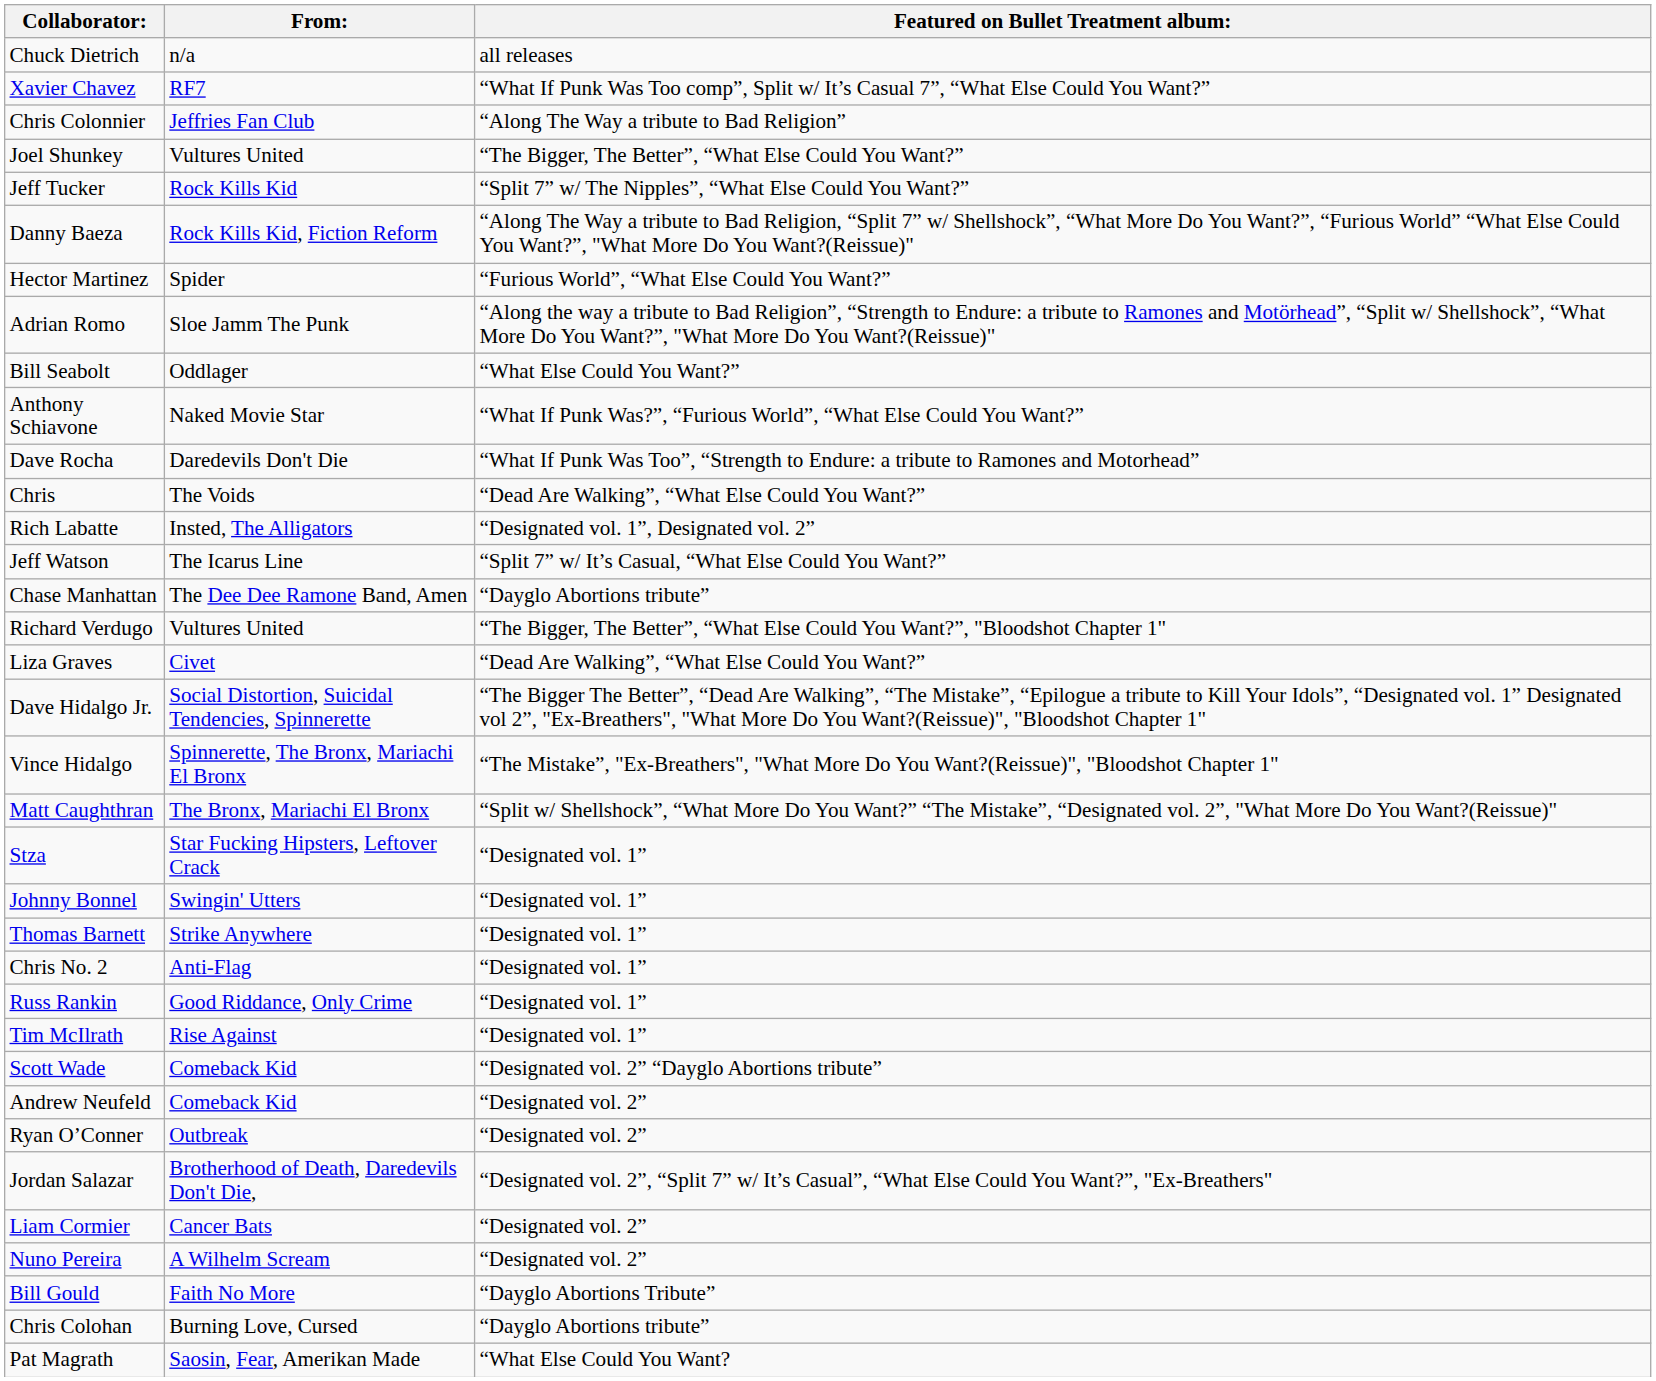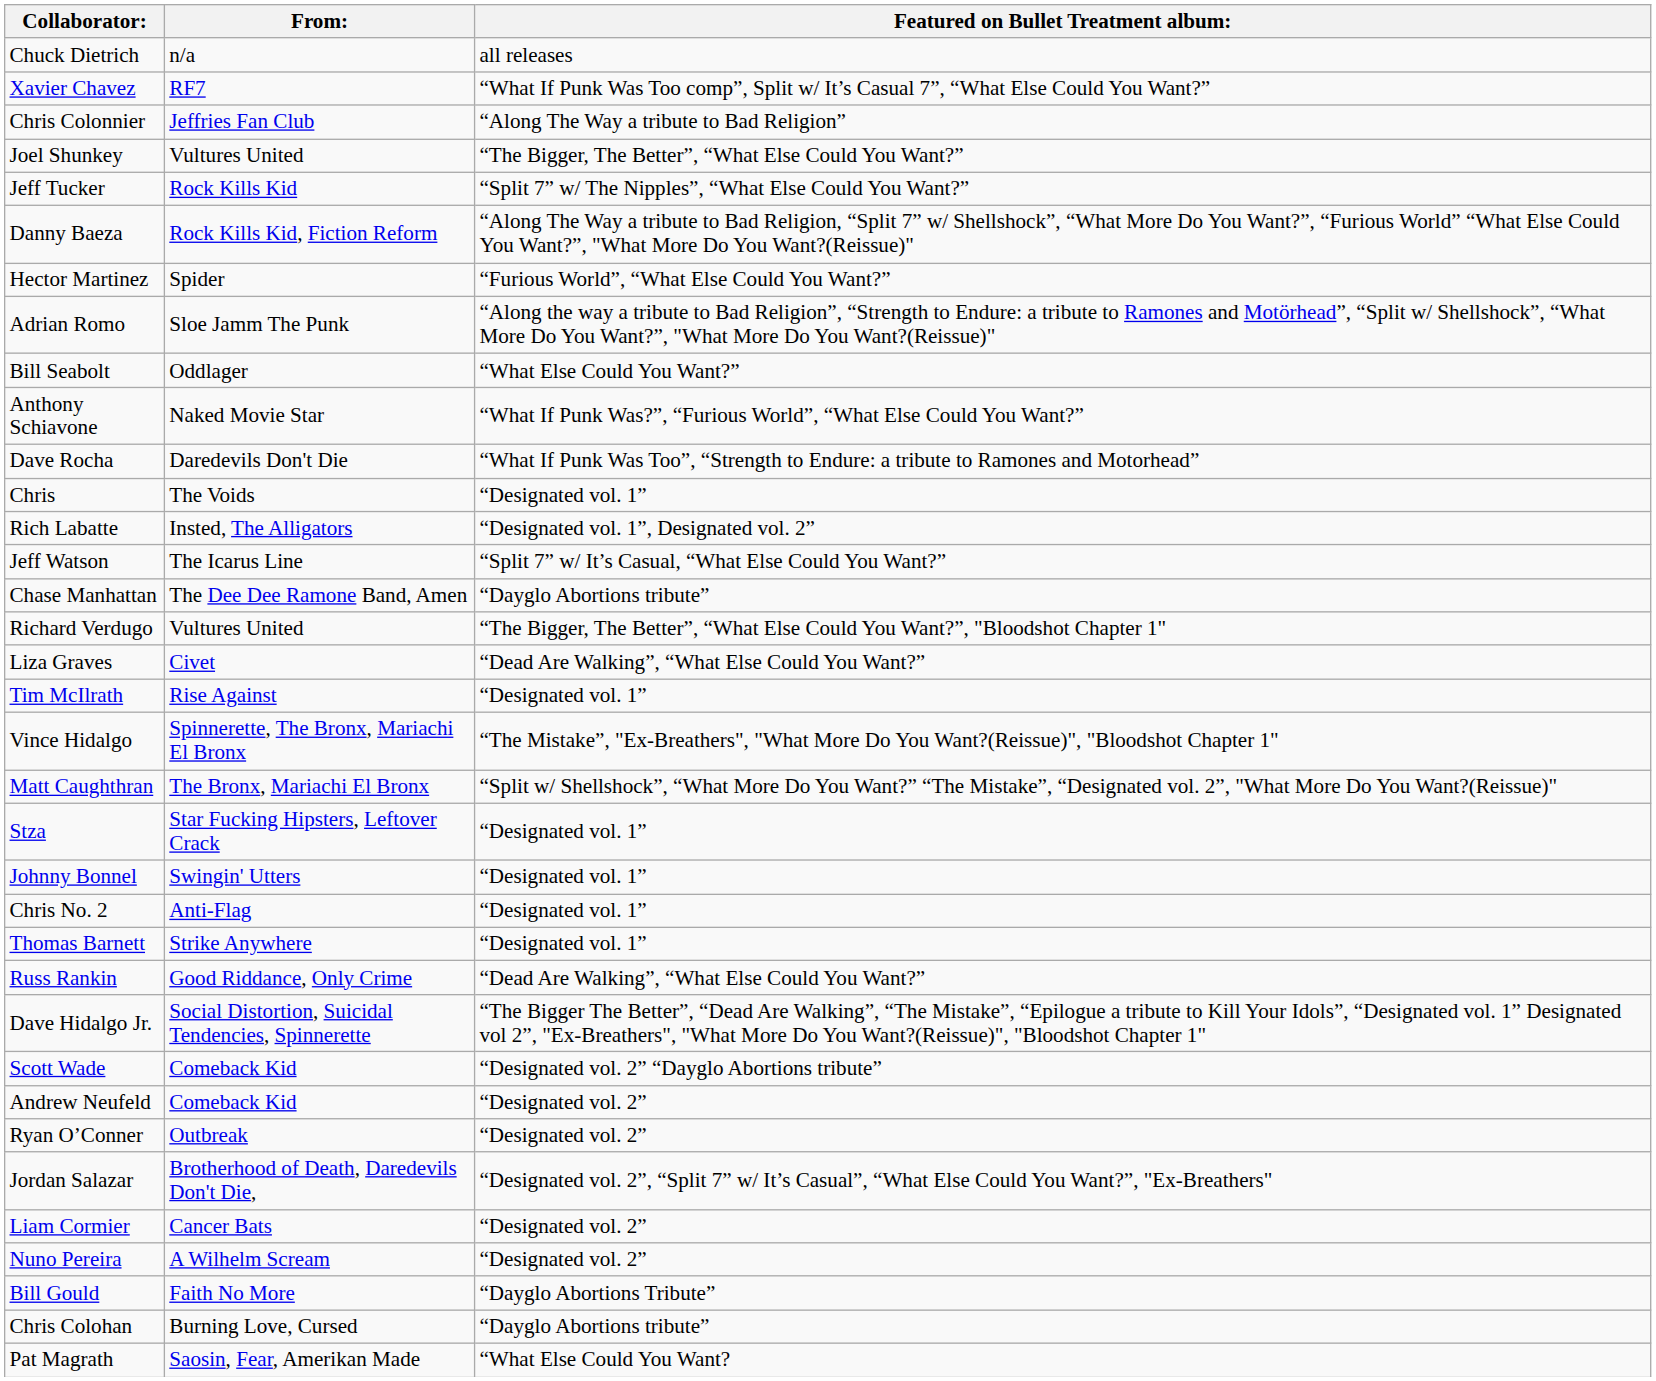(702, 494) “Dead Are Walking”, “What Else Could You Want?” -> (563, 494) “Designated vol. 1”
rows swapped: (81, 707) <-> (66, 1034)
rows swapped: (59, 967) <-> (77, 934)
(563, 1001) “Designated vol. 1” -> (702, 977) “Dead Are Walking”, “What Else Could You Want?”
